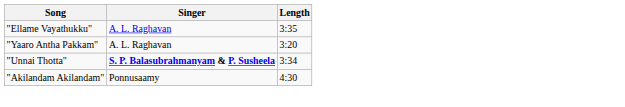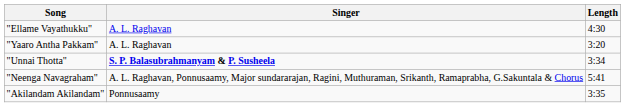(288, 29) 3:35 -> (597, 29) 4:30
+ row: (52, 77)
(288, 77) 4:30 -> (597, 94) 3:35
